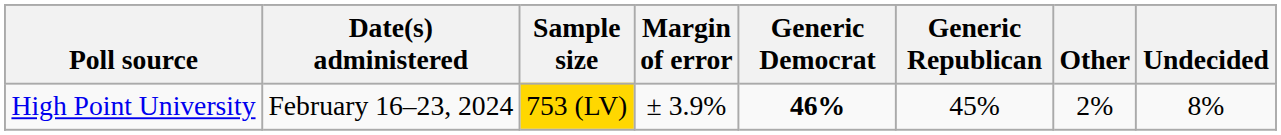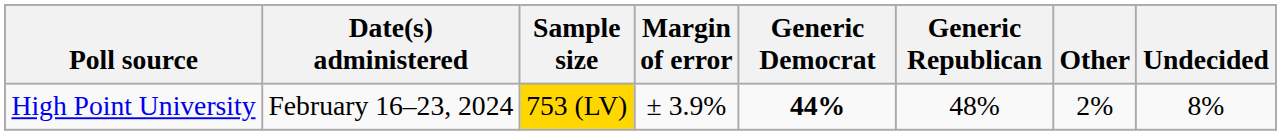(818, 105) 46% -> (818, 105) 44%
(974, 105) 45% -> (974, 105) 48%
